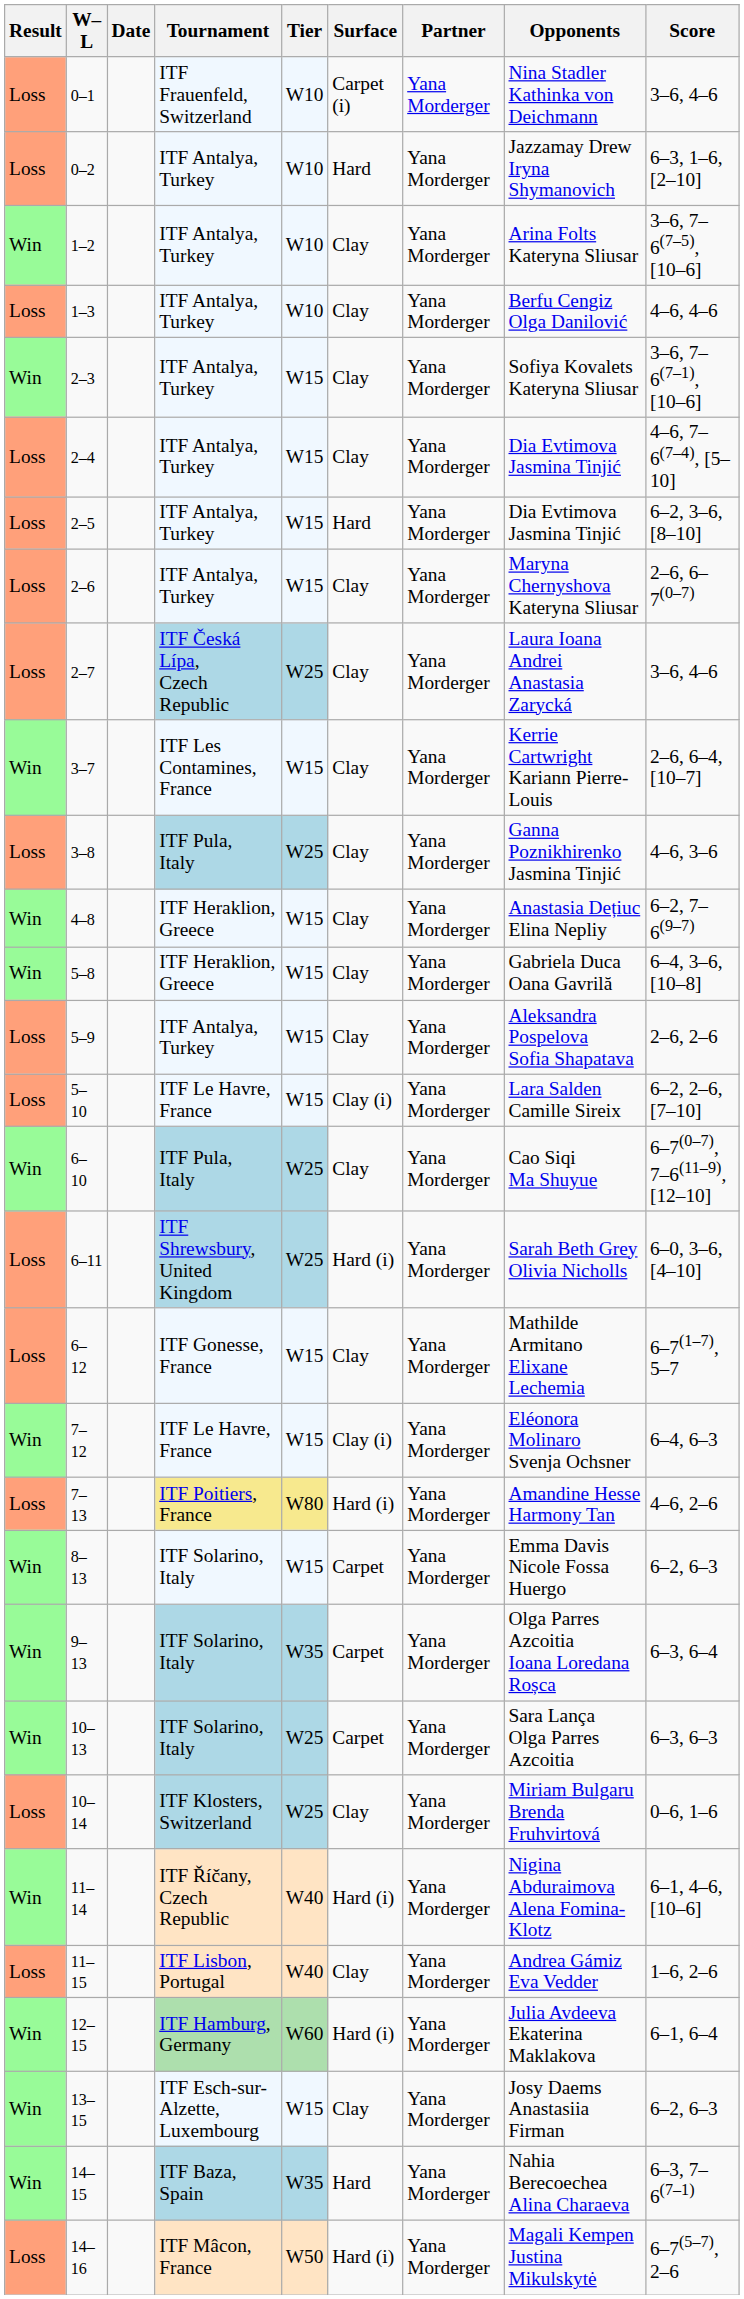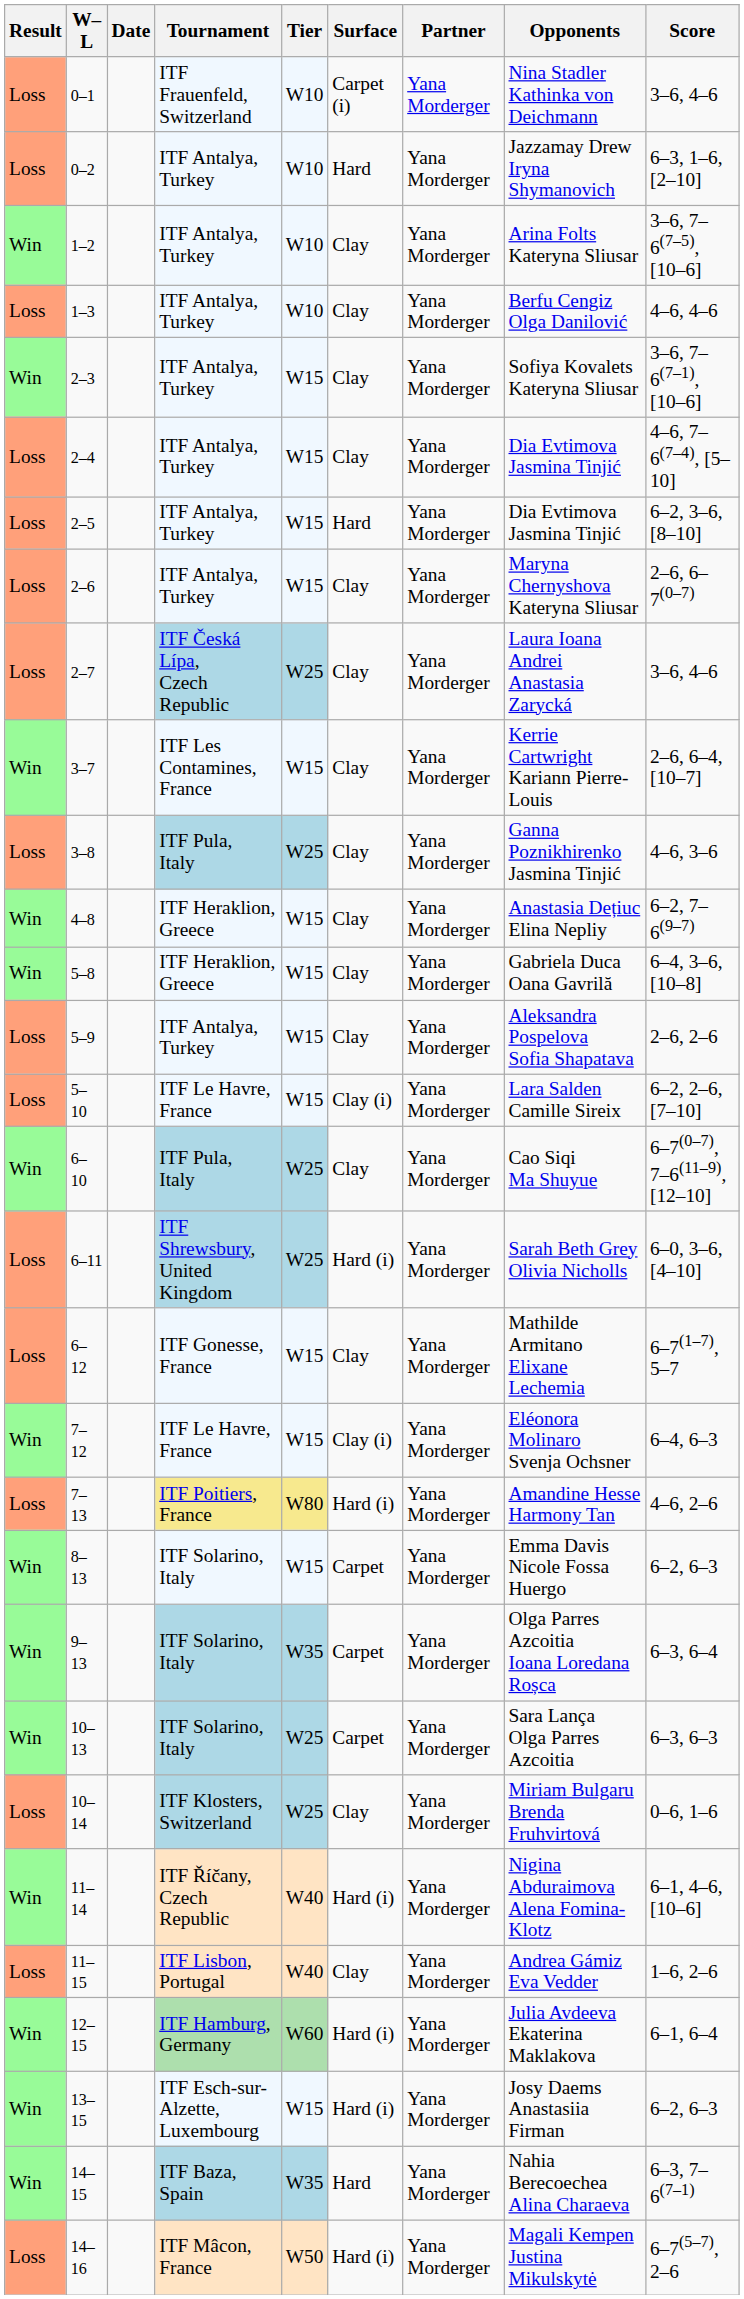(351, 2108) Clay -> (363, 2108) Hard (i)
